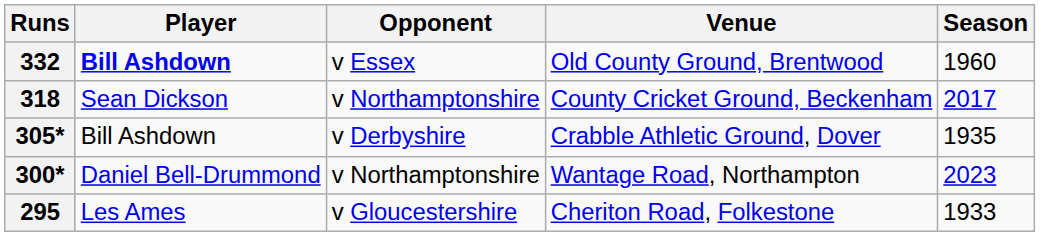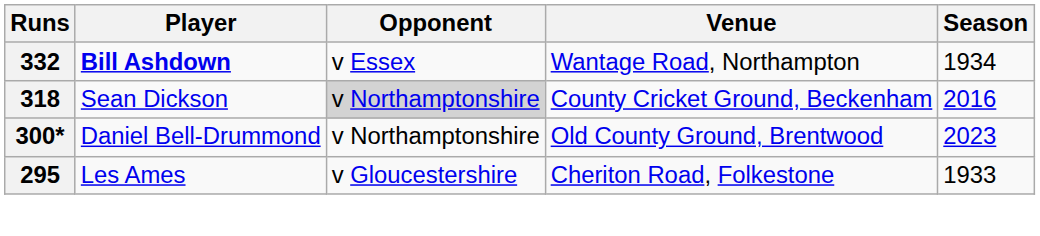(717, 61) Old County Ground, Brentwood -> (705, 61) Wantage Road, Northampton
(970, 61) 1960 -> (970, 61) 1934
(436, 99) no background -> (436, 99) lightgrey background
(970, 99) 2017 -> (970, 99) 2016
- row: (40, 136)
(705, 174) Wantage Road, Northampton -> (717, 136) Old County Ground, Brentwood
